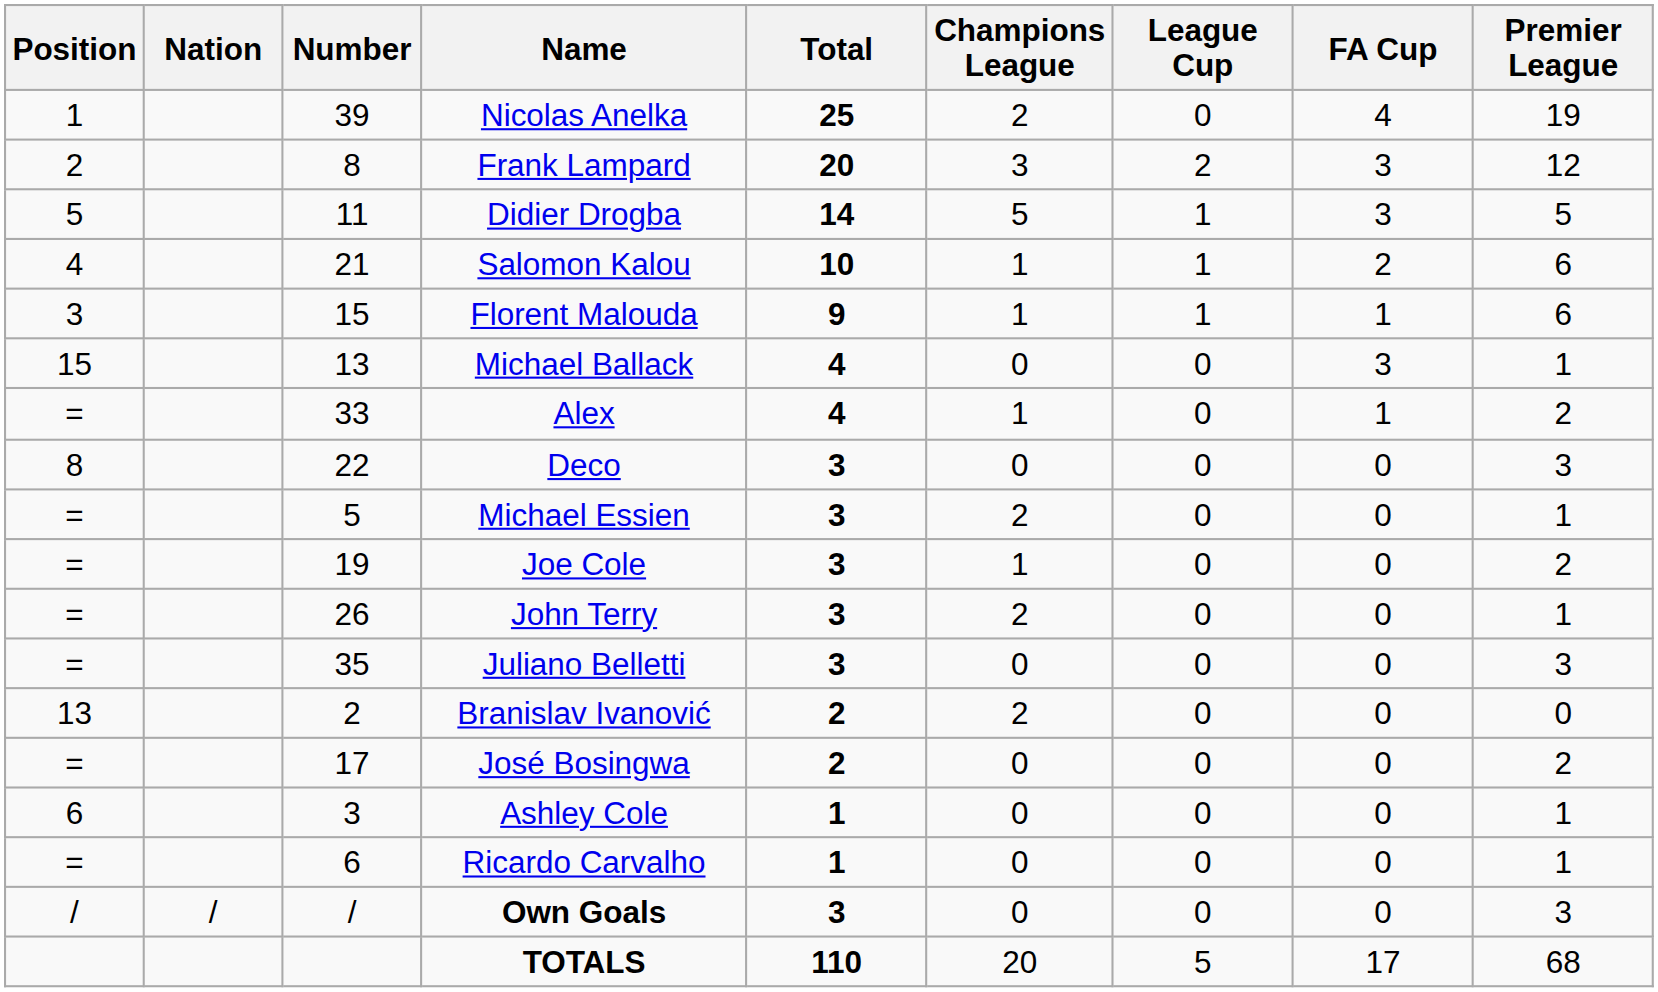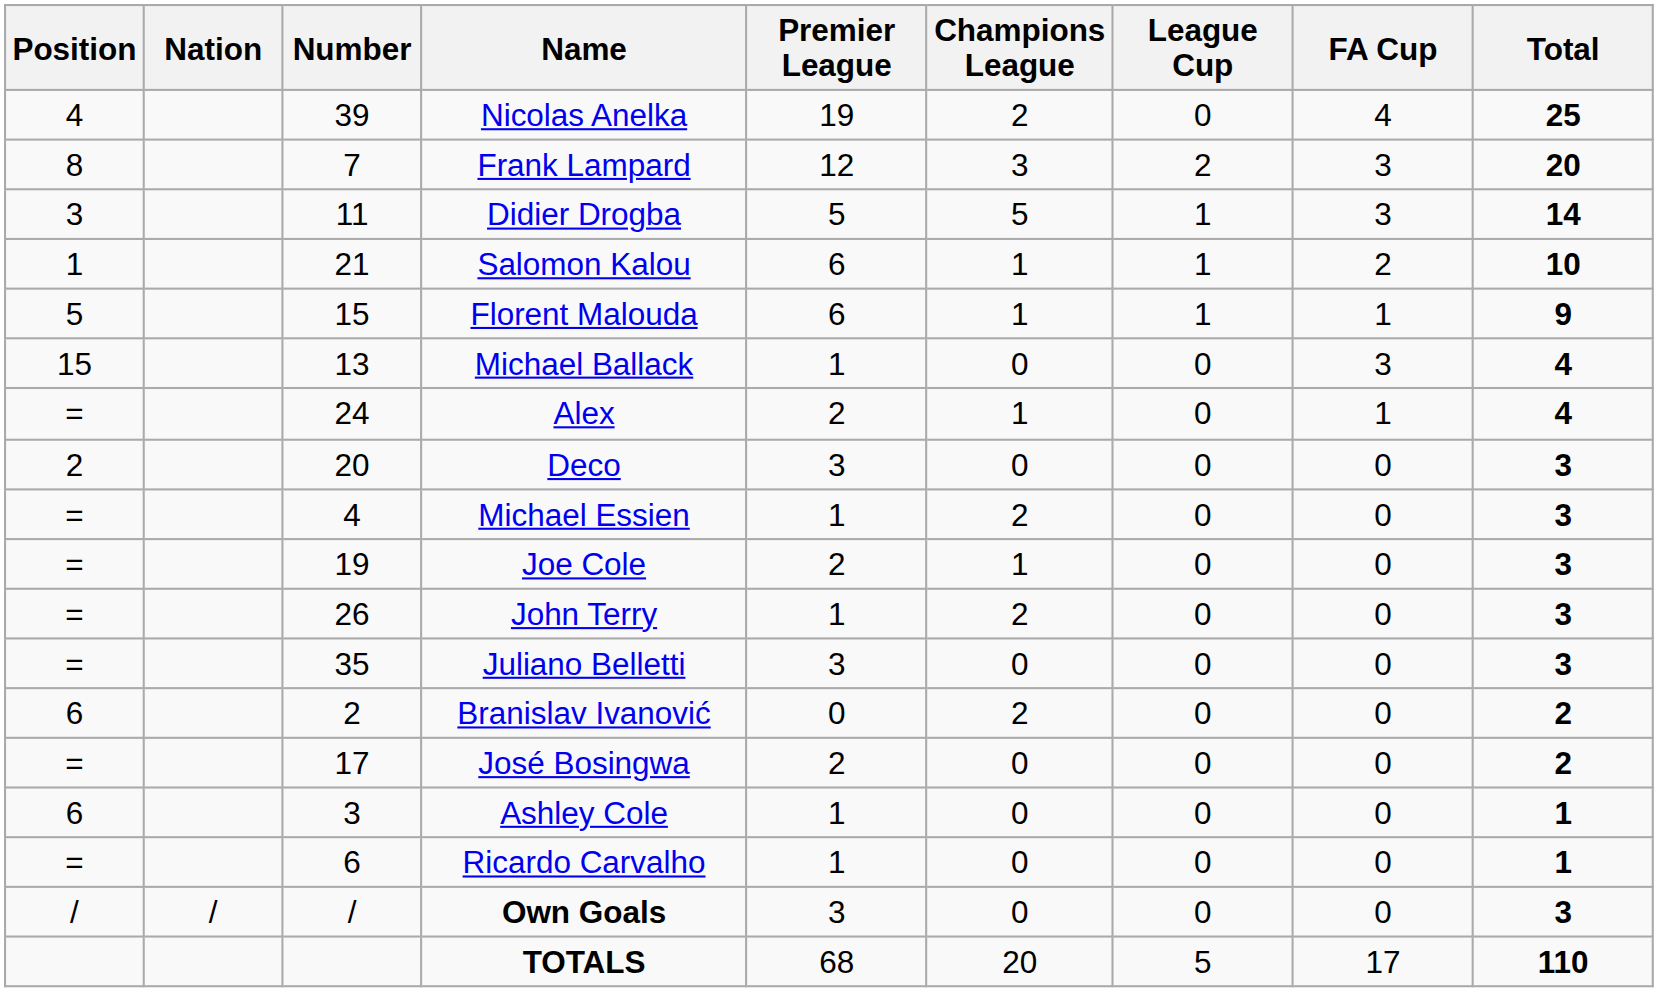columns swapped: (1563, 48) <-> (837, 48)
(74, 115) 1 -> (74, 115) 4
(74, 165) 2 -> (74, 165) 8
(352, 165) 8 -> (352, 165) 7
(74, 215) 5 -> (74, 215) 3
(74, 265) 4 -> (74, 265) 1
(74, 314) 3 -> (74, 314) 5
(352, 414) 33 -> (352, 414) 24
(74, 464) 8 -> (74, 464) 2
(352, 464) 22 -> (352, 464) 20
(352, 514) 5 -> (352, 514) 4
(74, 713) 13 -> (74, 713) 6
